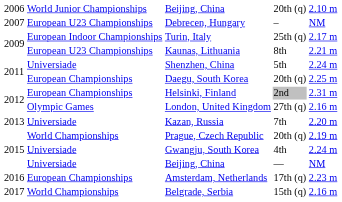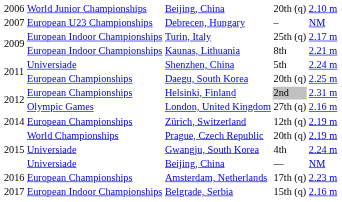(90, 51) European U23 Championships -> (95, 51) European Indoor Championships
- row: (194, 121)
+ row: (206, 121)
(73, 191) World Championships -> (95, 191) European Indoor Championships
